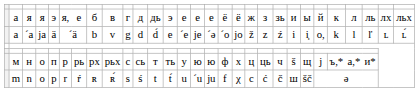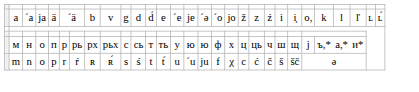- row: (16, 17)
(294, 61) š -> (281, 44) ш
(294, 78) ш -> (281, 61) š
